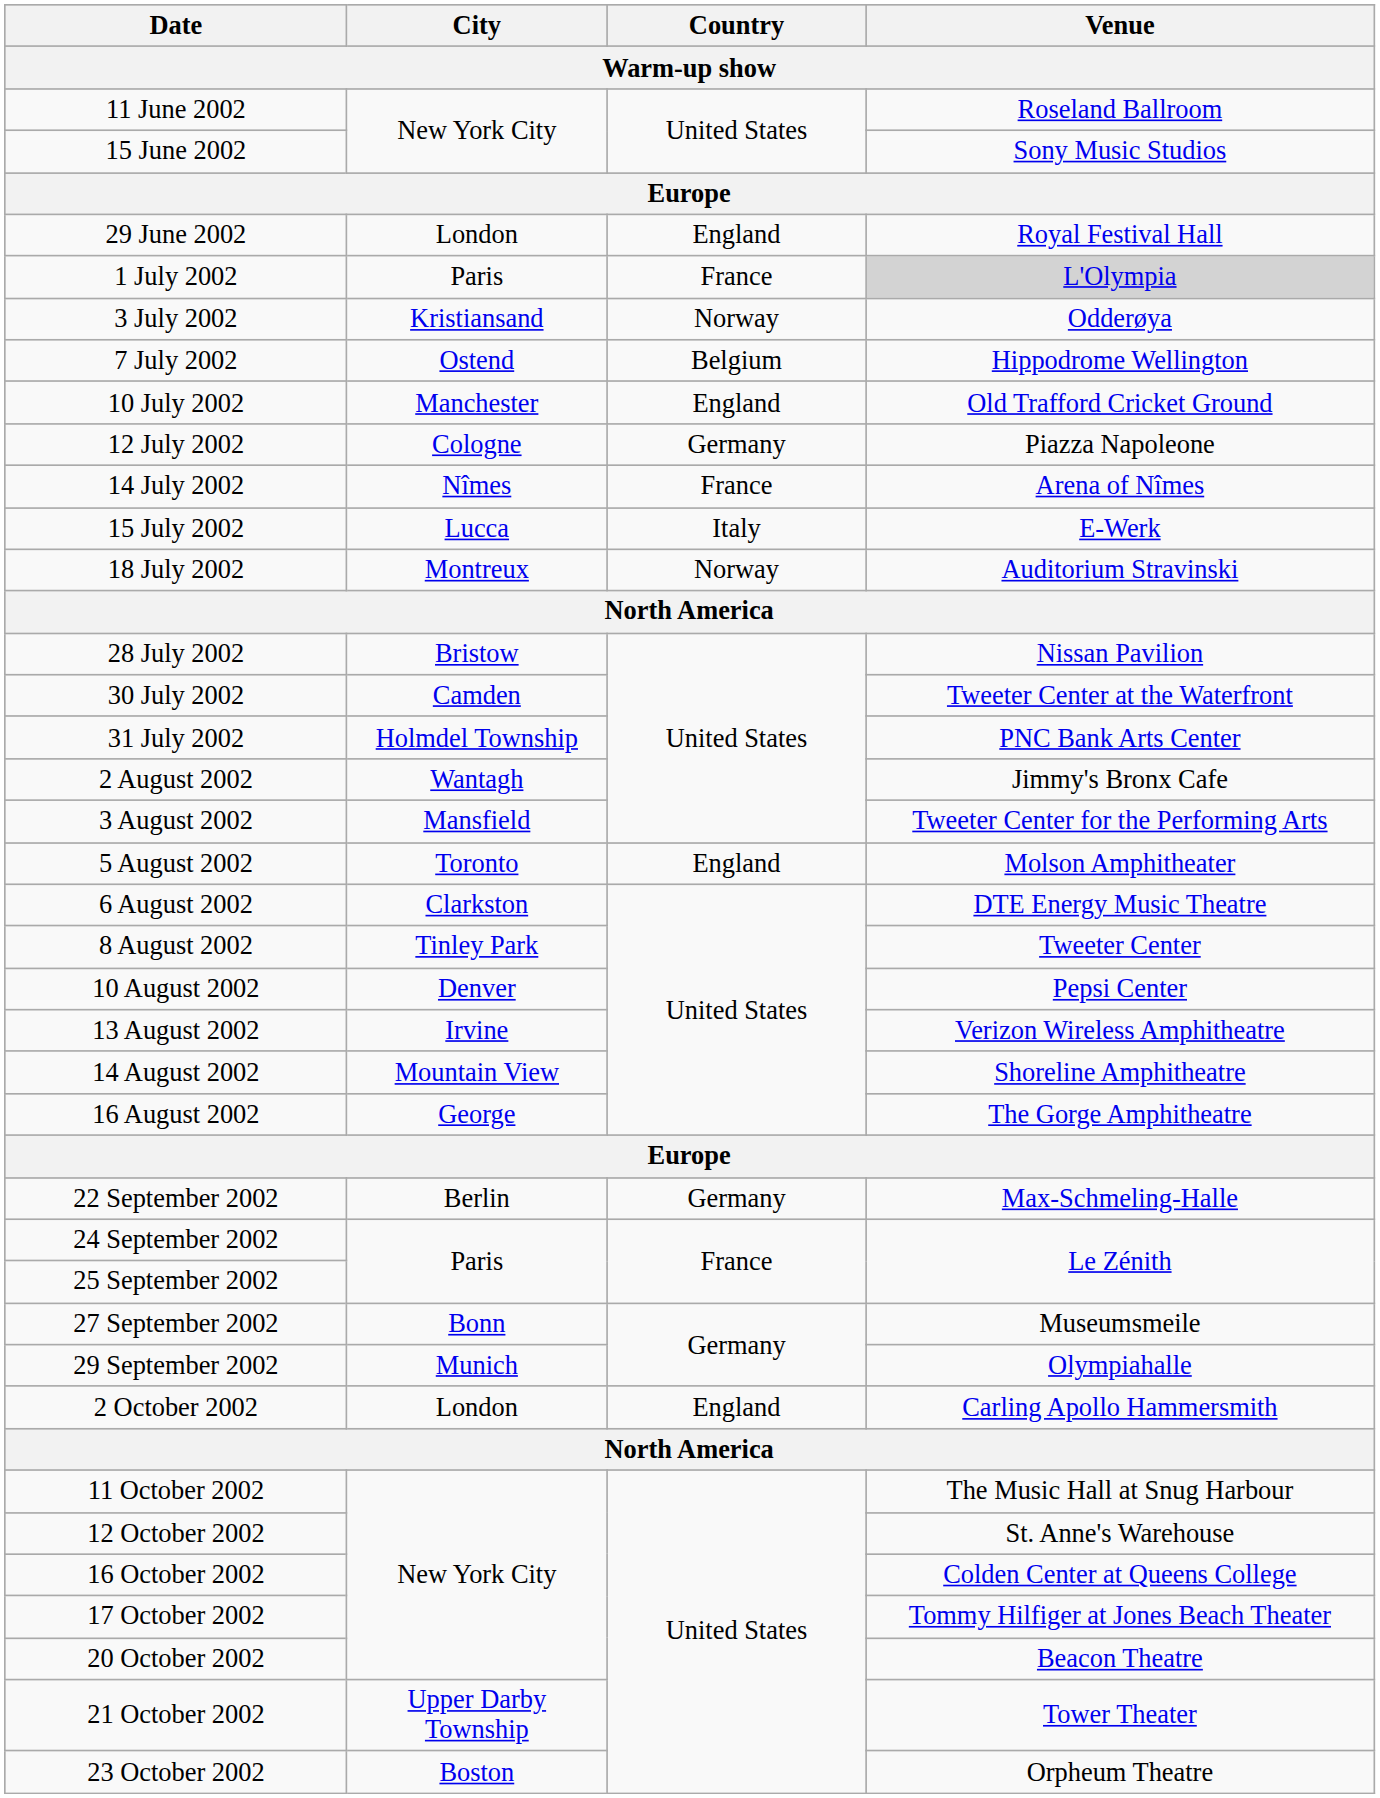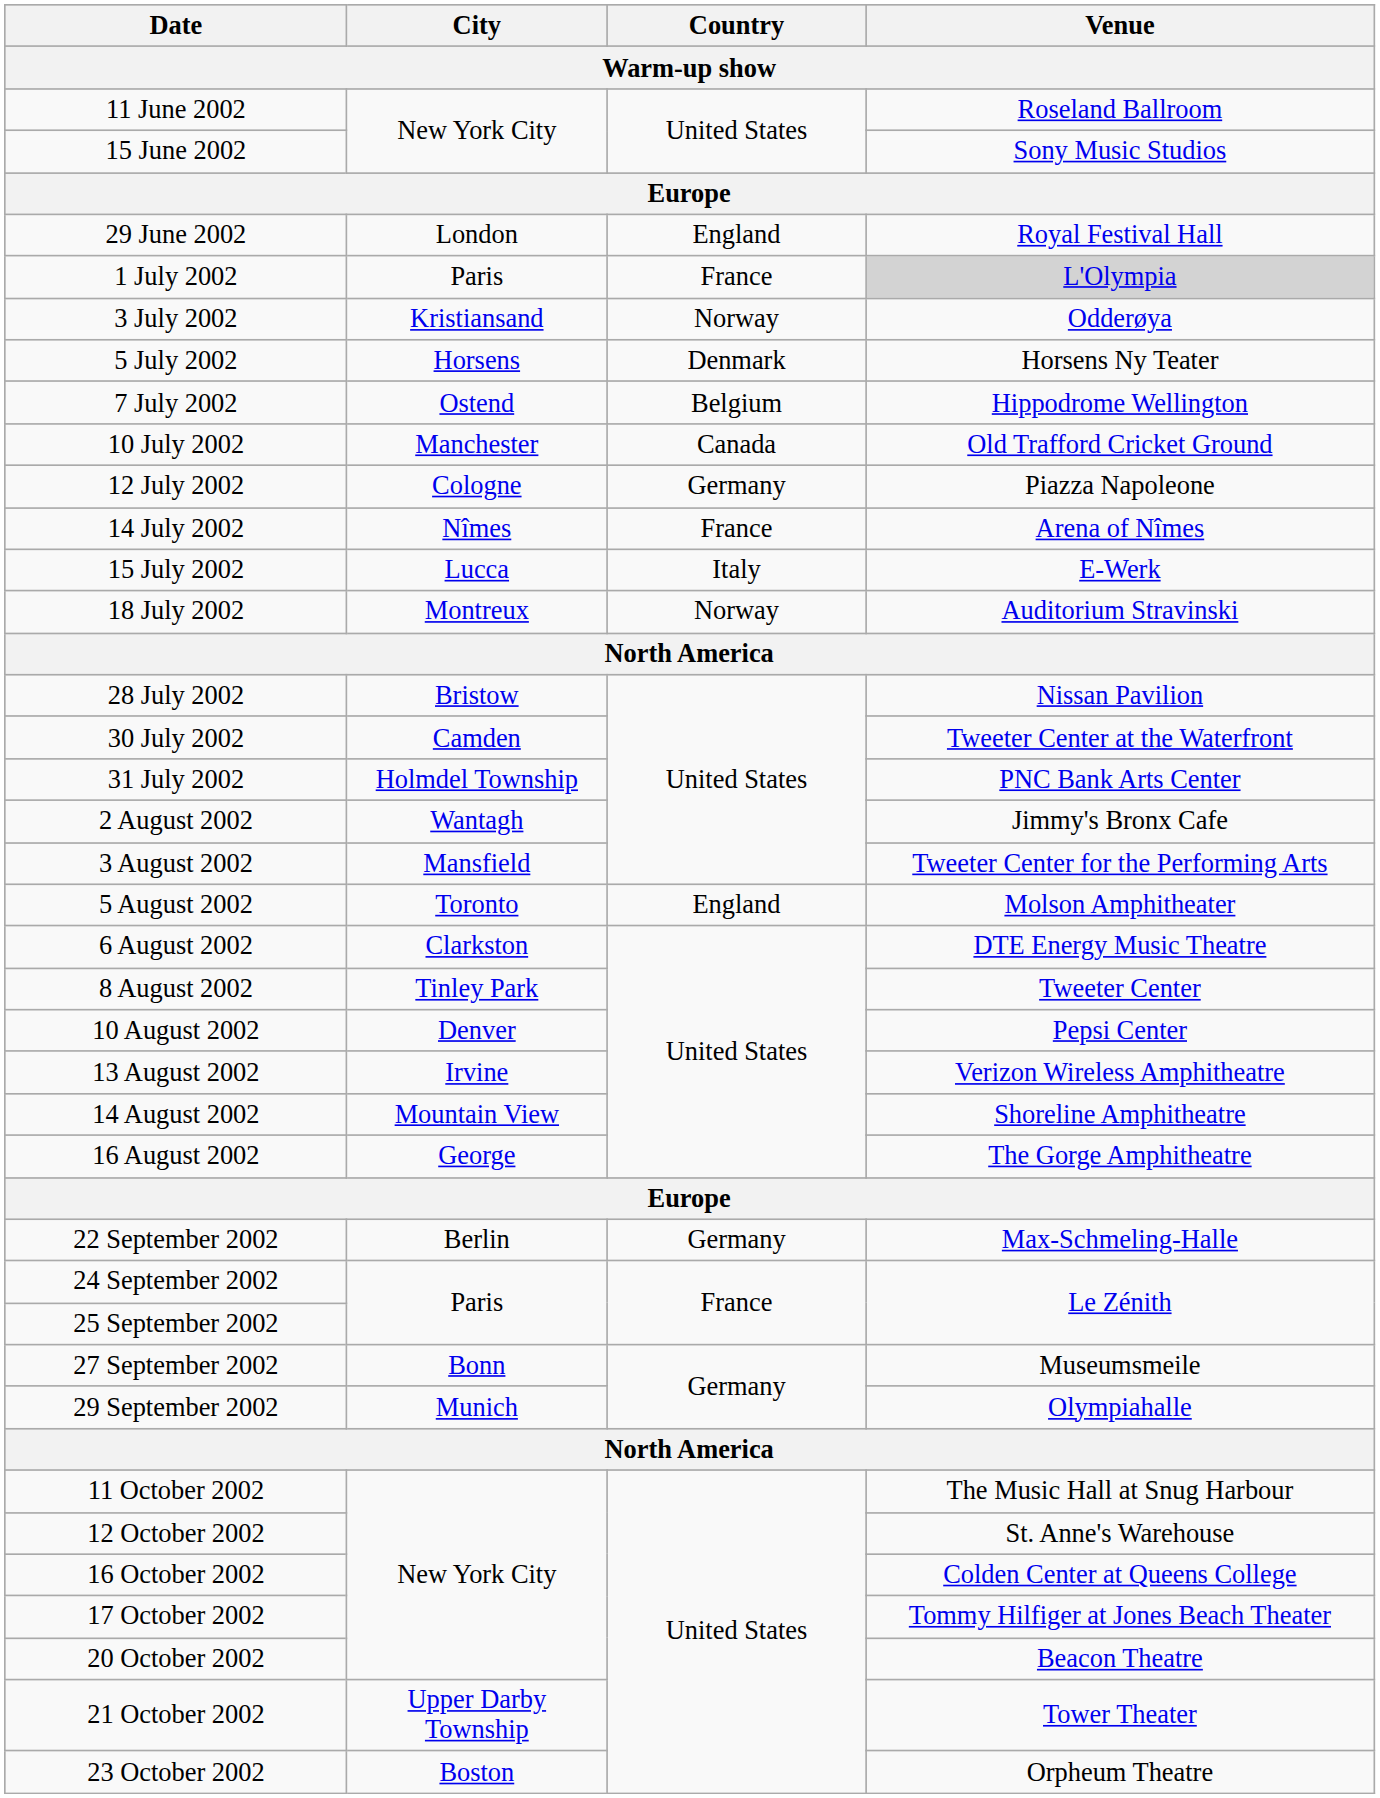+ row: (176, 360)
(736, 402) England -> (736, 444) Canada
- row: (176, 1407)
